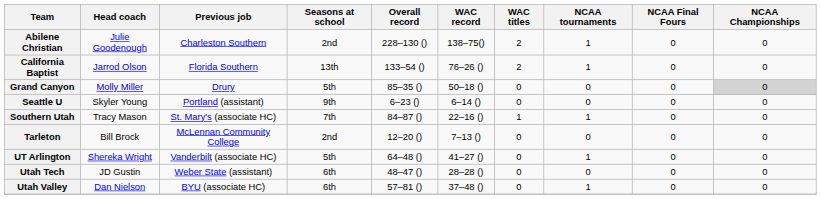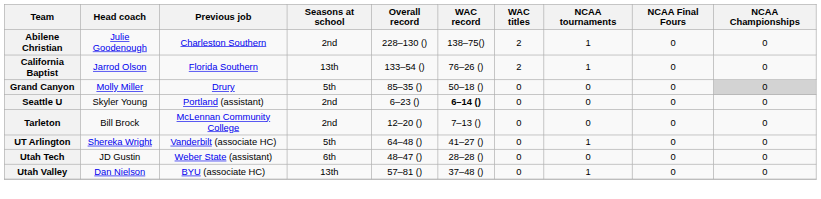(329, 102) 9th -> (329, 102) 2nd
(466, 102) normal -> (466, 102) bold
- row: (42, 117)
(329, 187) 6th -> (329, 172) 13th
